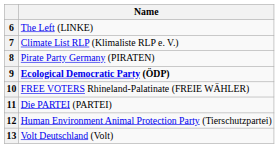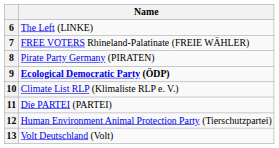(100, 43) Climate List RLP (Klimaliste RLP e. V.) -> (135, 43) FREE VOTERS Rhineland-Palatinate (FREIE WÄHLER)
(135, 89) FREE VOTERS Rhineland-Palatinate (FREIE WÄHLER) -> (100, 89) Climate List RLP (Klimaliste RLP e. V.)
